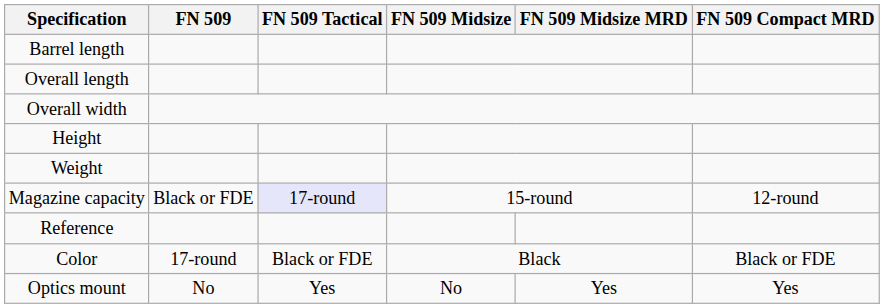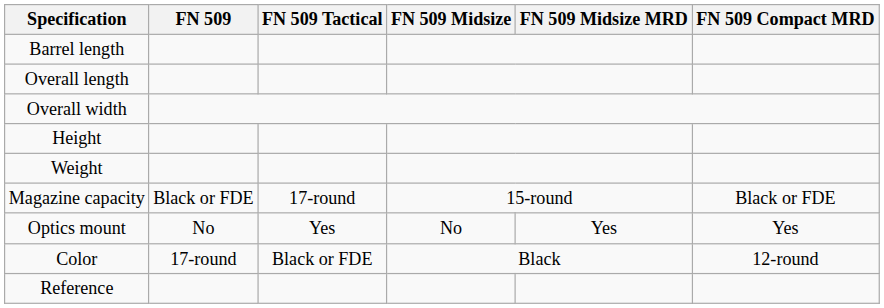(322, 198) lavender background -> (322, 198) no background
(785, 198) 12-round -> (785, 198) Black or FDE
rows swapped: (77, 288) <-> (77, 228)
(785, 258) Black or FDE -> (785, 258) 12-round
